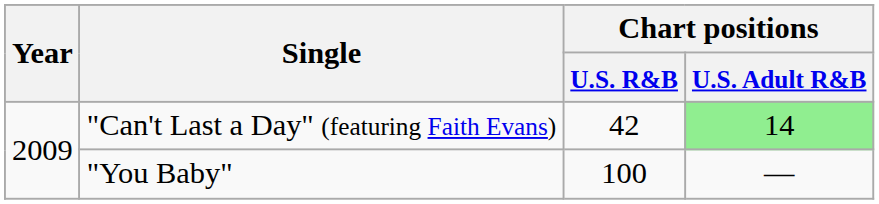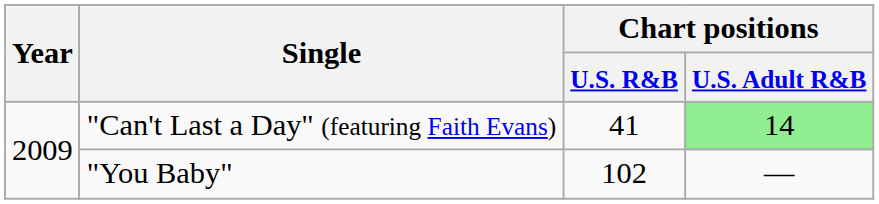(624, 125) 42 -> (624, 125) 41
(624, 173) 100 -> (624, 173) 102
